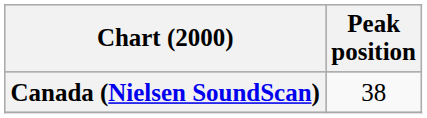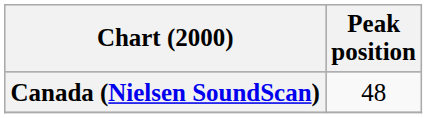(374, 91) 38 -> (374, 91) 48
